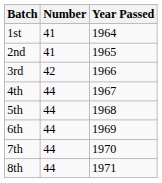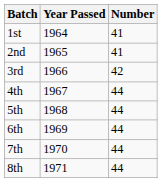columns swapped: (123, 14) <-> (65, 14)
